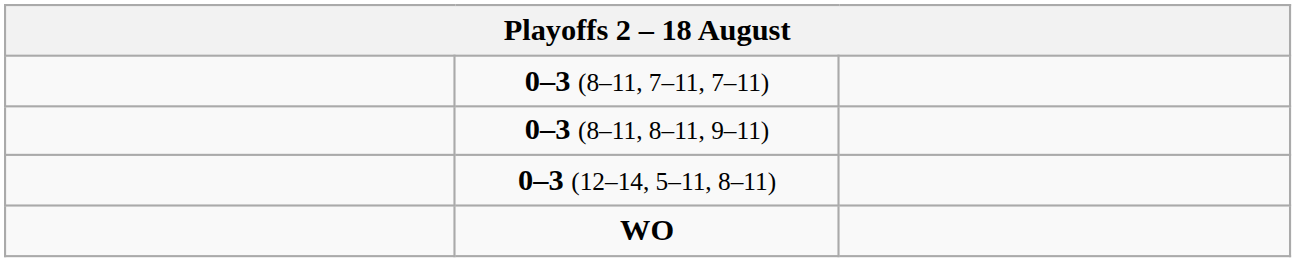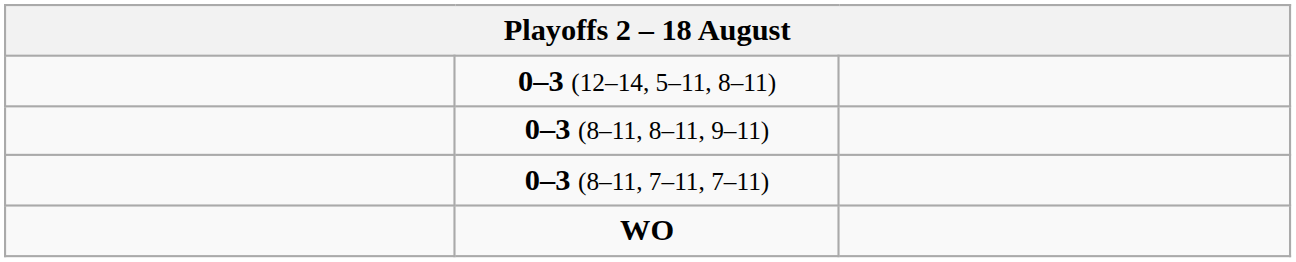rows swapped: (647, 80) <-> (647, 180)
